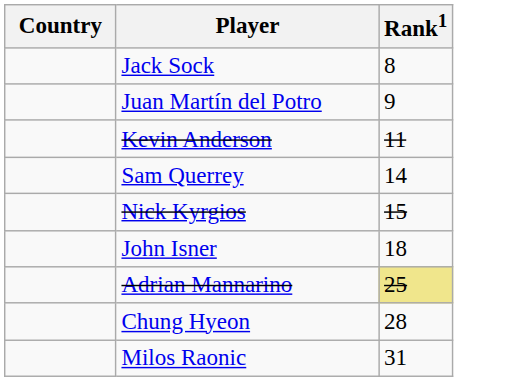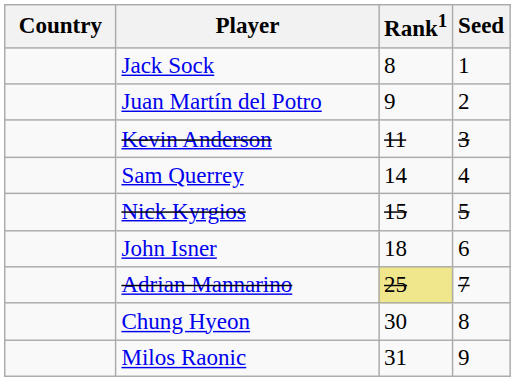+ column: (481, 25)
(396, 321) 28 -> (396, 321) 30
